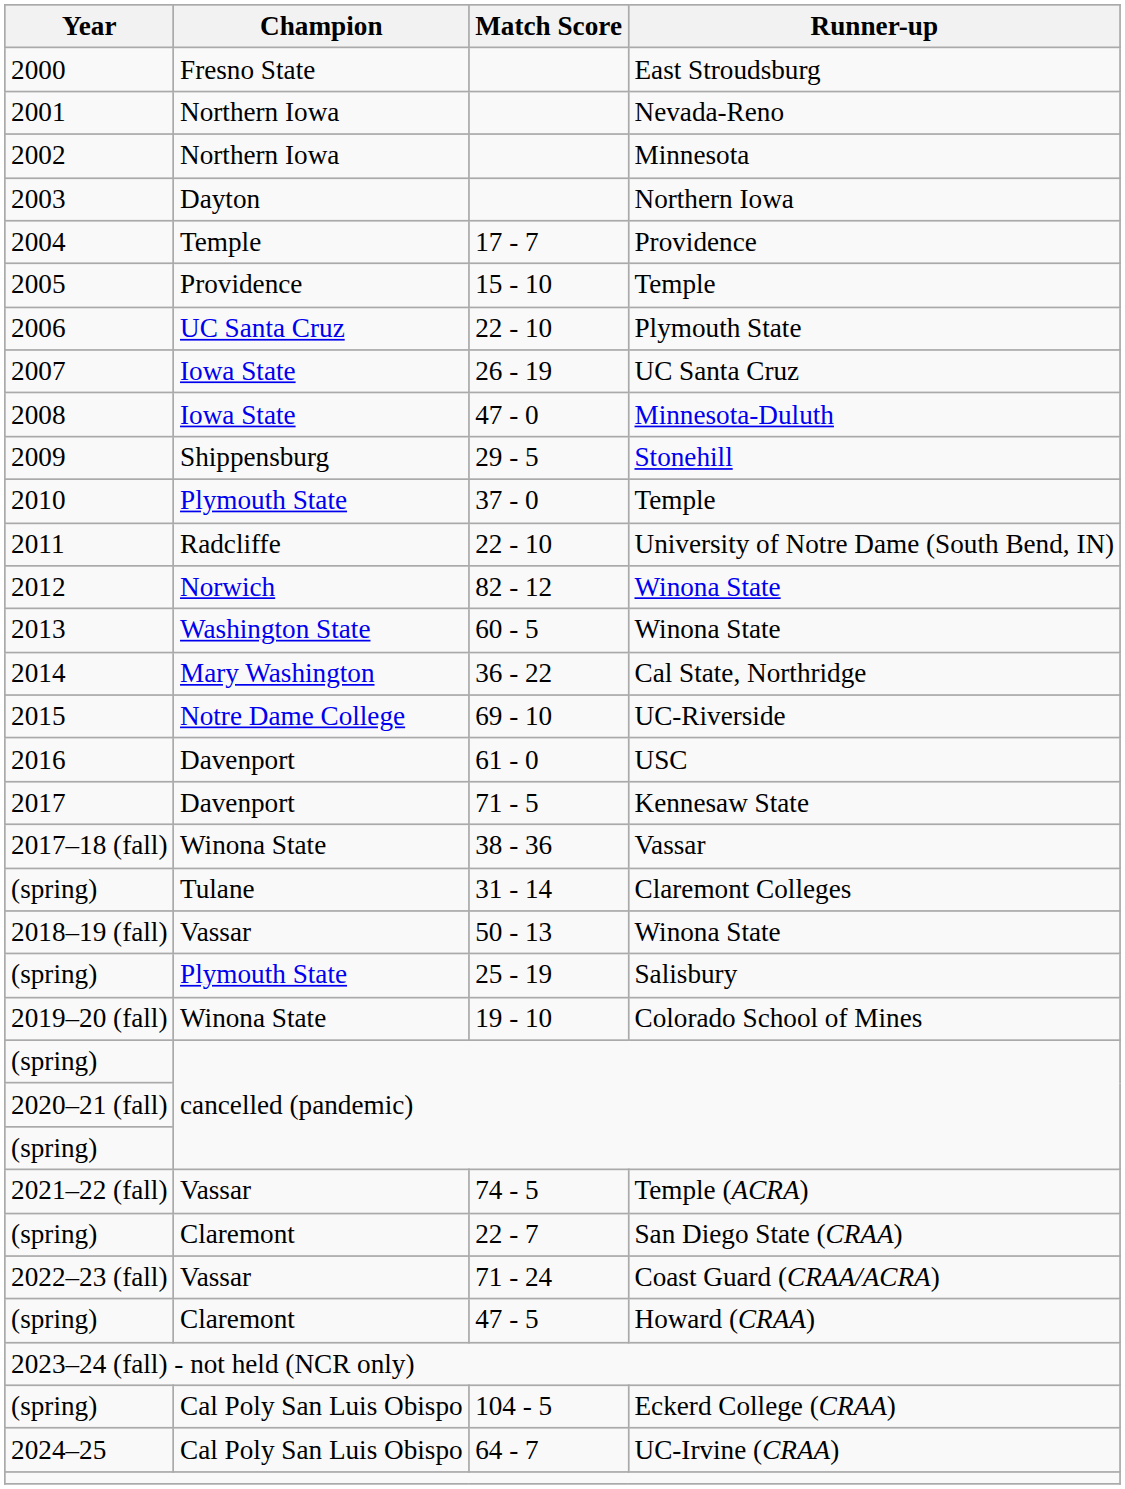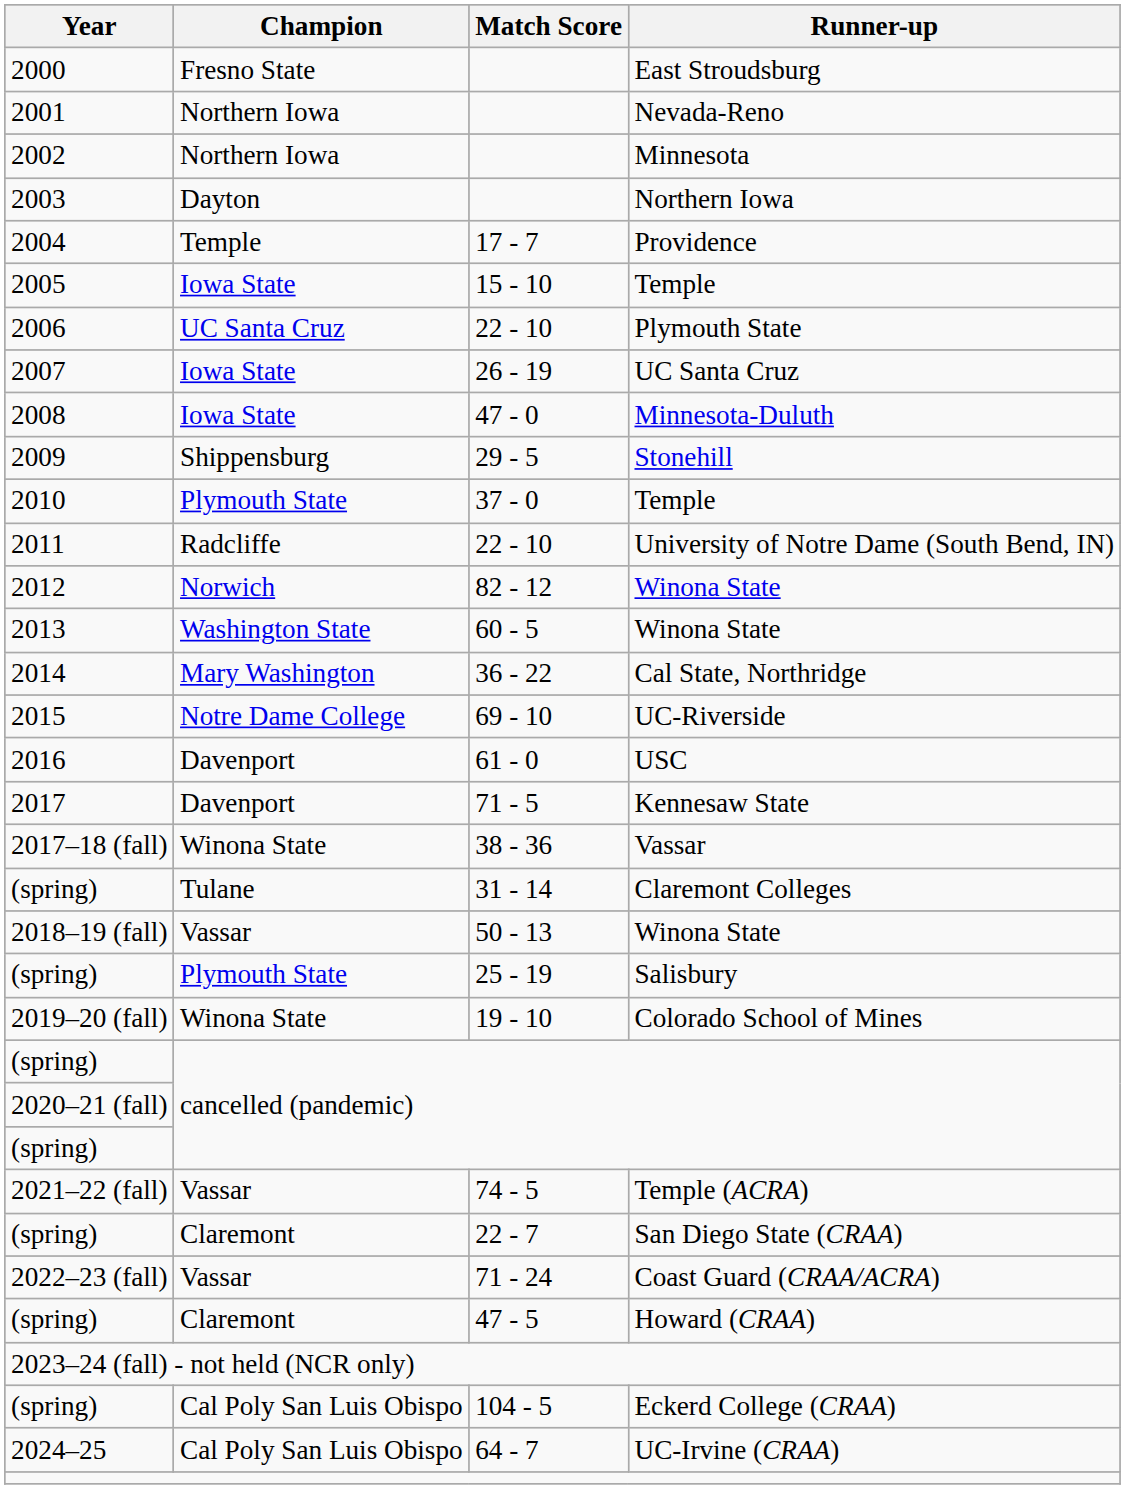(241, 284) Providence -> (238, 284) Iowa State
